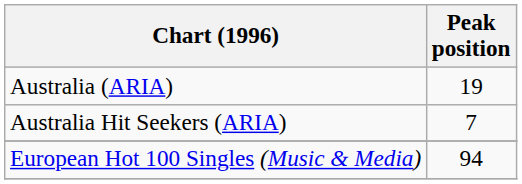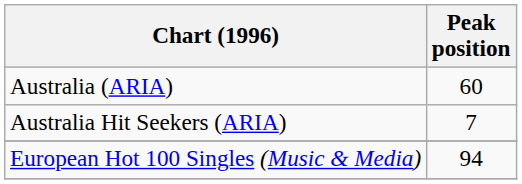(471, 85) 19 -> (471, 85) 60
